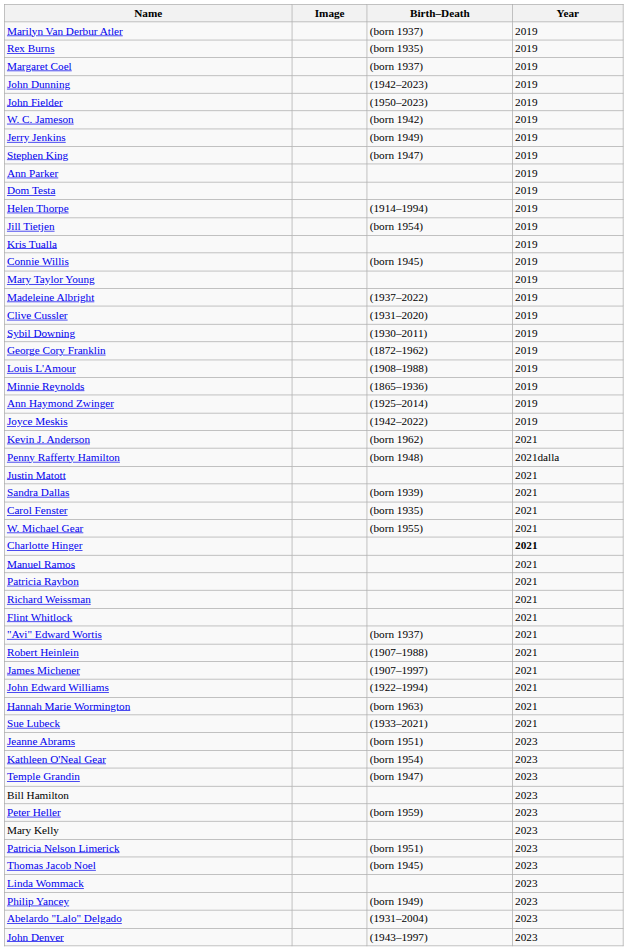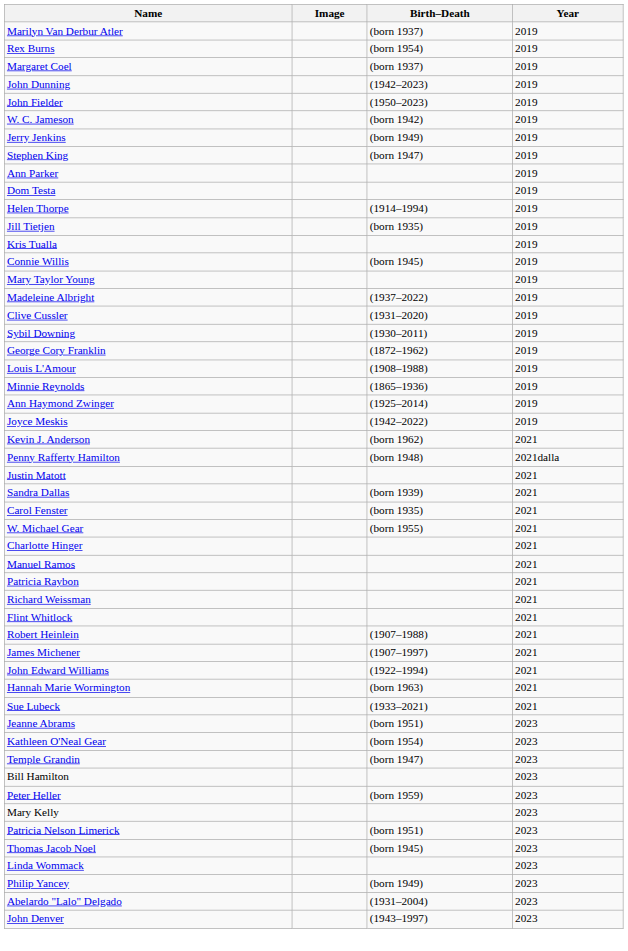(396, 48) (born 1935) -> (396, 48) (born 1954)
(396, 226) (born 1954) -> (396, 226) (born 1935)
(526, 546) bold -> (526, 546) normal
- row: (54, 635)
